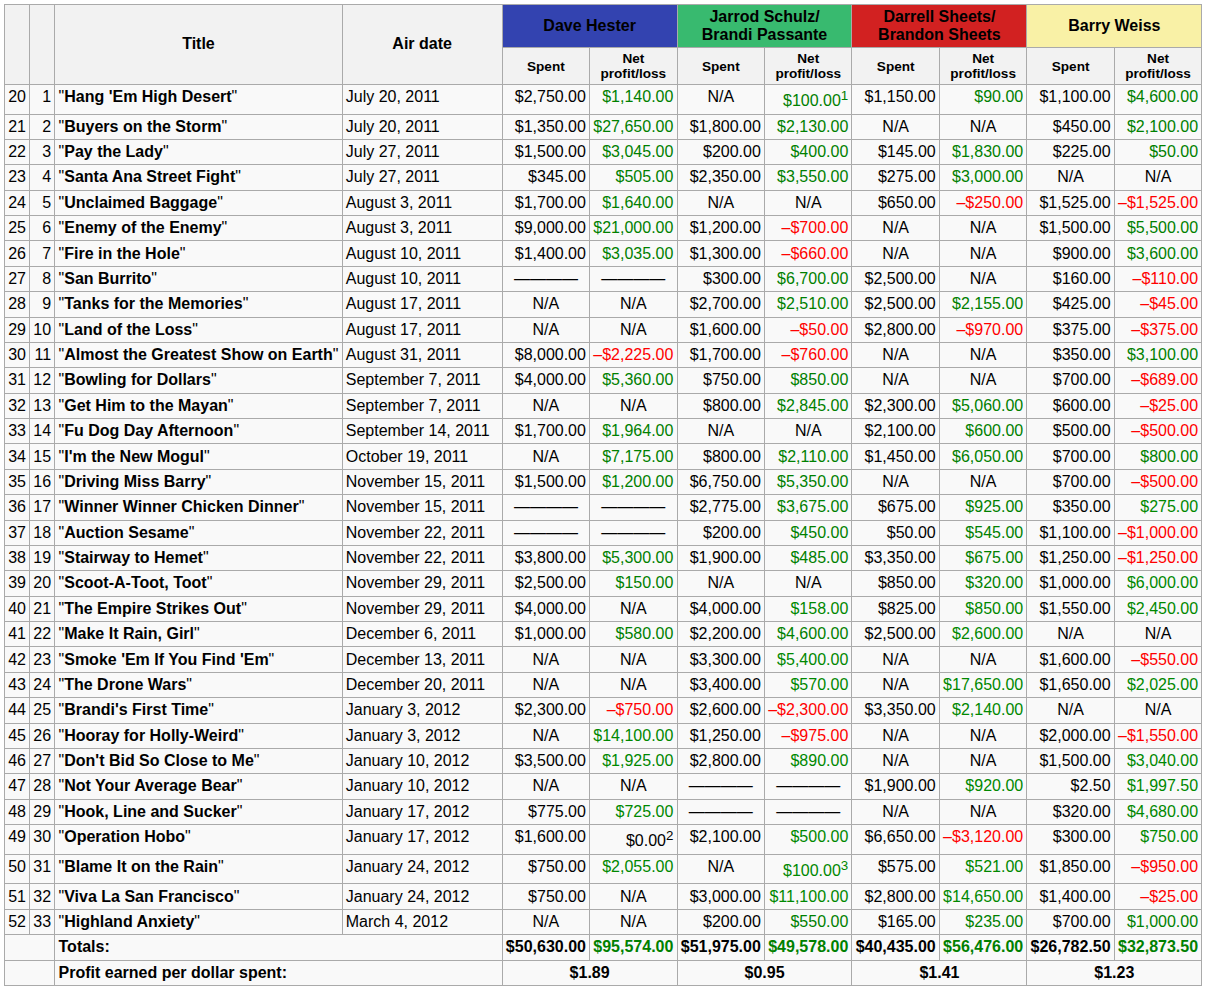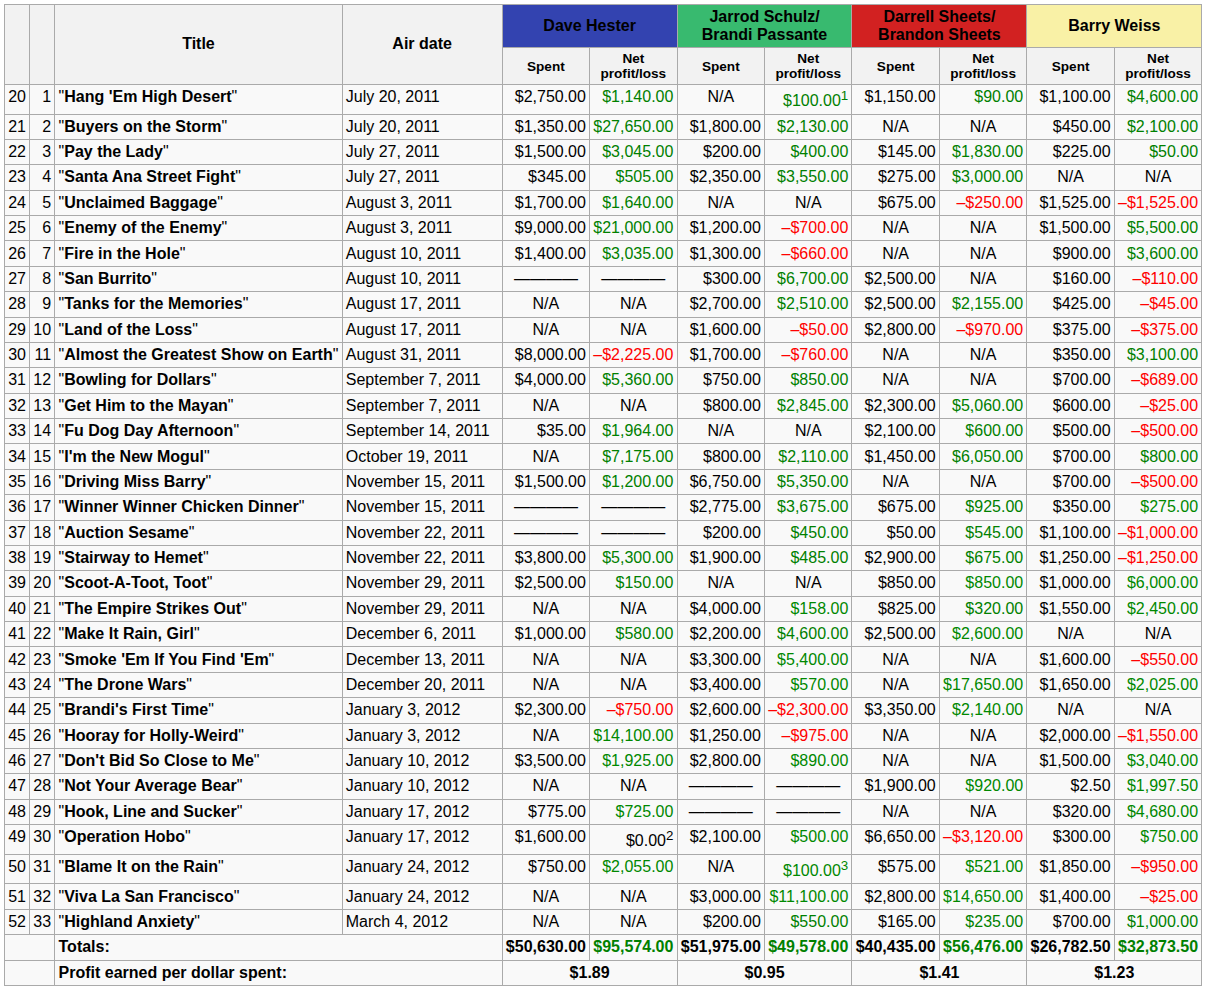(907, 202) $650.00 -> (907, 202) $675.00
(550, 431) $1,700.00 -> (561, 431) $35.00
(900, 558) $3,350.00 -> (900, 558) $2,900.00
(994, 583) $320.00 -> (994, 583) $850.00
(550, 608) $4,000.00 -> (546, 608) N/A
(994, 608) $850.00 -> (994, 608) $320.00
(557, 896) $750.00 -> (546, 896) N/A
